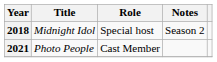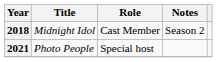(127, 30) Special host -> (130, 30) Cast Member
(130, 48) Cast Member -> (127, 48) Special host
